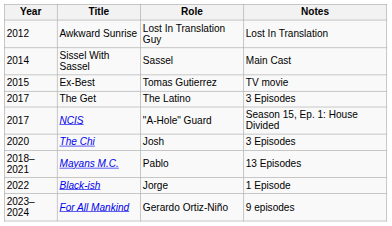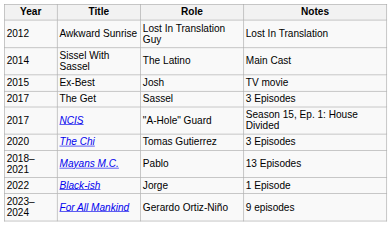(158, 61) Sassel -> (167, 61) The Latino
(180, 83) Tomas Gutierrez -> (154, 83) Josh
(167, 99) The Latino -> (158, 99) Sassel
(154, 142) Josh -> (180, 142) Tomas Gutierrez
